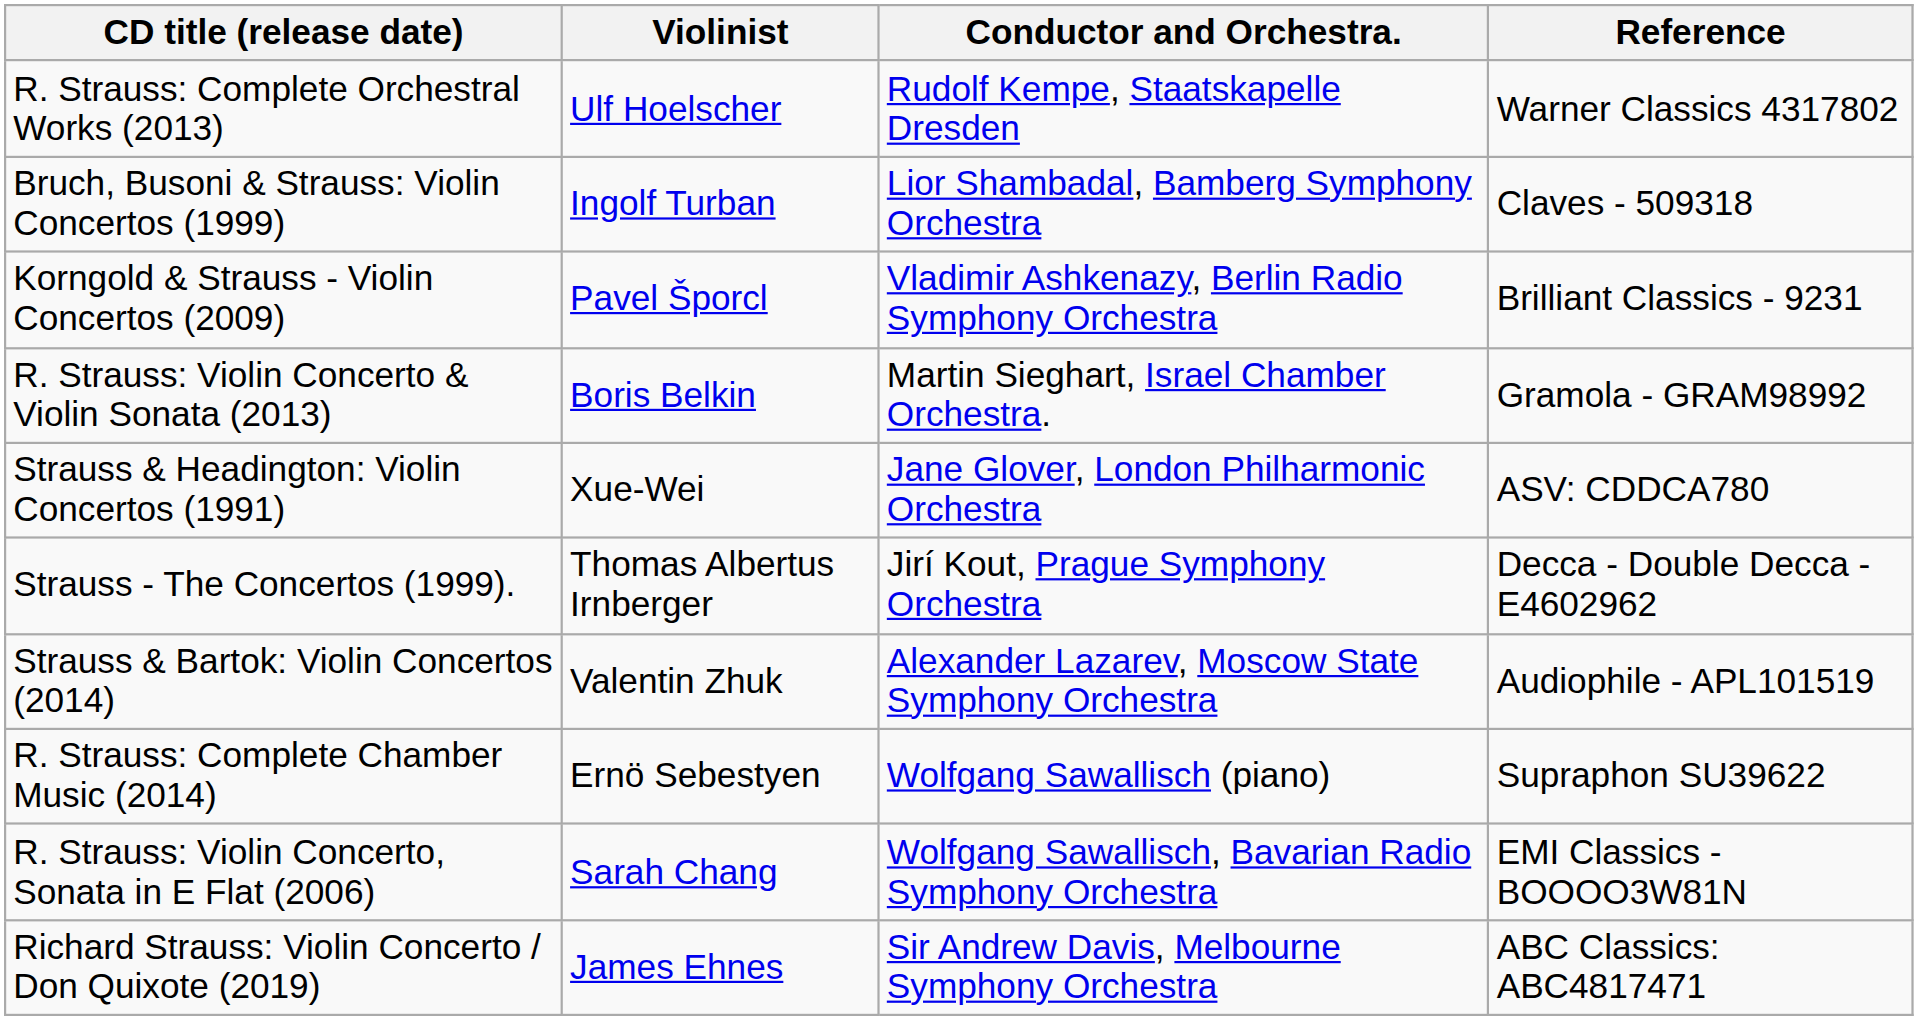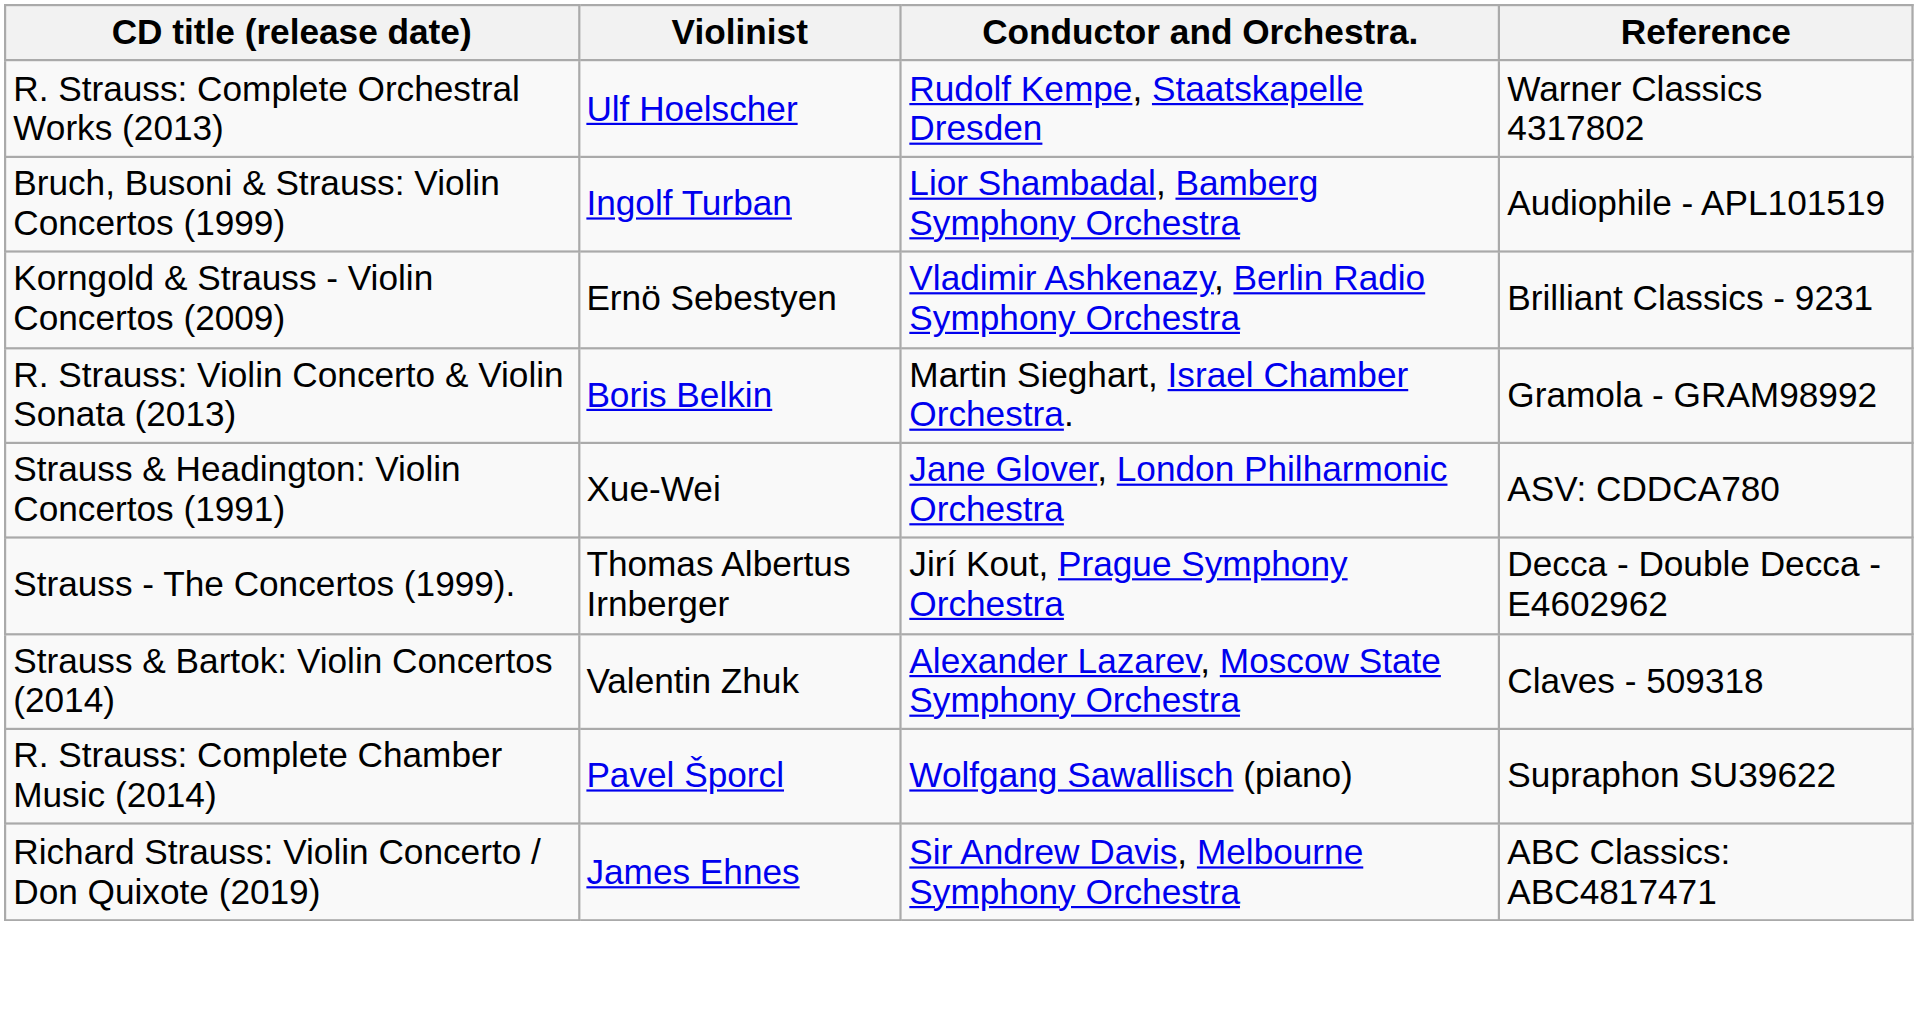(1625, 203) Claves - 509318 -> (1696, 203) Audiophile - APL101519
(669, 298) Pavel Šporcl -> (712, 298) Ernö Sebestyen
(1686, 680) Audiophile - APL101519 -> (1635, 680) Claves - 509318
(695, 776) Ernö Sebestyen -> (685, 776) Pavel Šporcl
- row: (229, 871)
